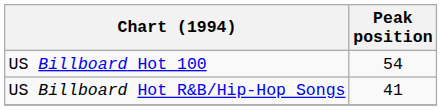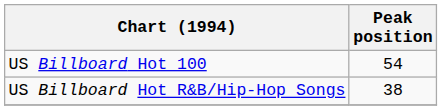(393, 91) 41 -> (393, 91) 38
